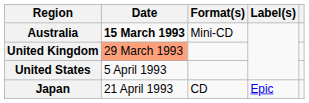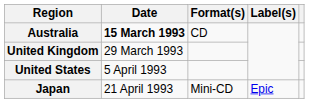(212, 32) Mini-CD -> (199, 32) CD
(143, 51) lightsalmon background -> (143, 51) no background
(199, 88) CD -> (212, 88) Mini-CD
